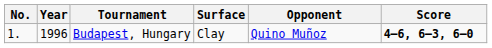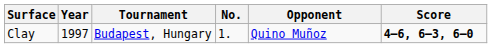columns swapped: (21, 14) <-> (221, 14)
(54, 33) 1996 -> (75, 33) 1997
